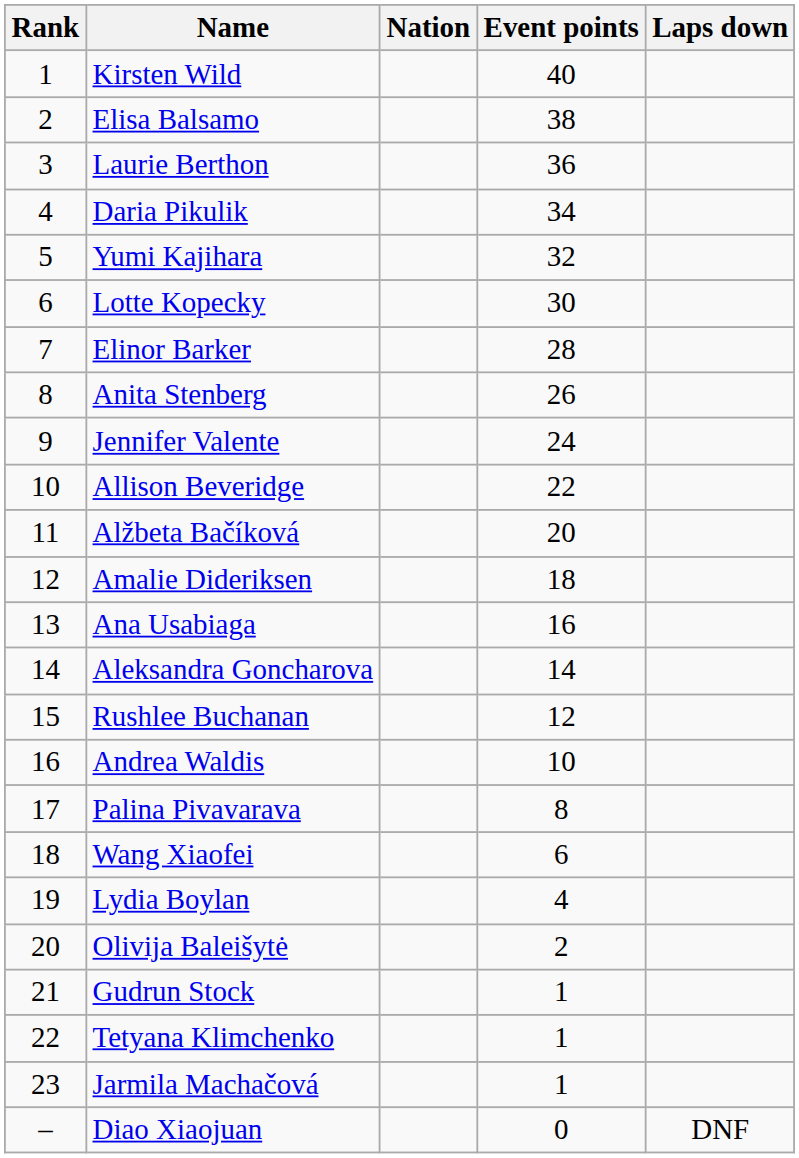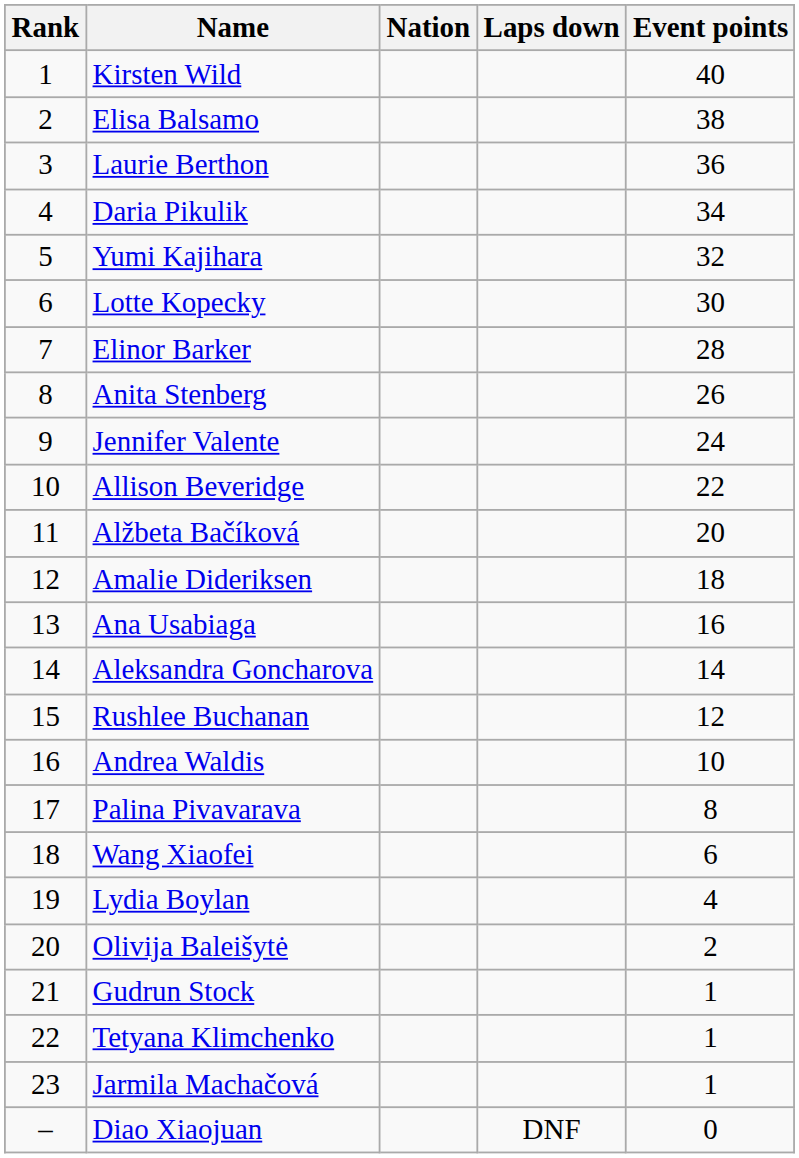columns swapped: (720, 27) <-> (561, 27)
